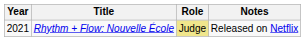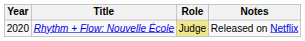(18, 28) 2021 -> (18, 28) 2020
